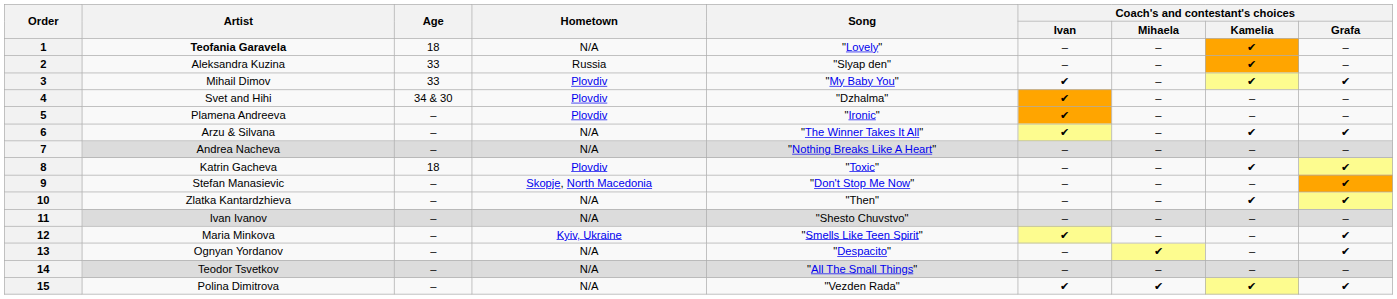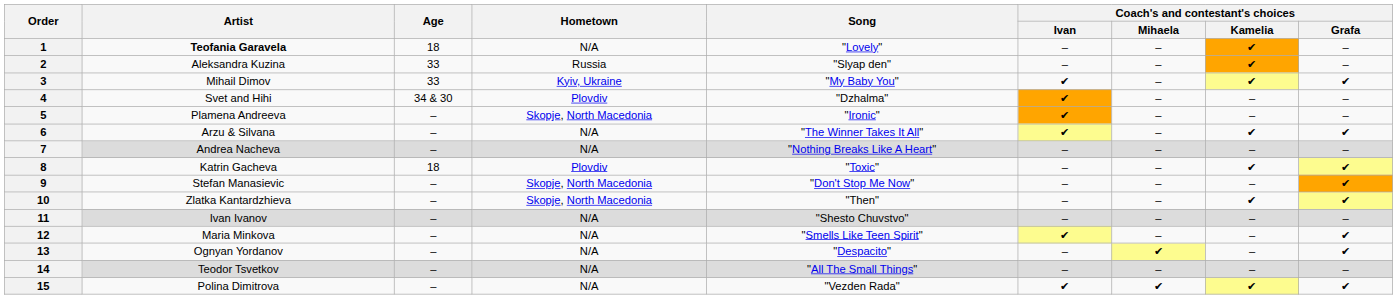(589, 81) Plovdiv -> (589, 81) Kyiv, Ukraine
(589, 115) Plovdiv -> (589, 115) Skopje, North Macedonia
(589, 201) N/A -> (589, 201) Skopje, North Macedonia
(589, 235) Kyiv, Ukraine -> (589, 235) N/A
